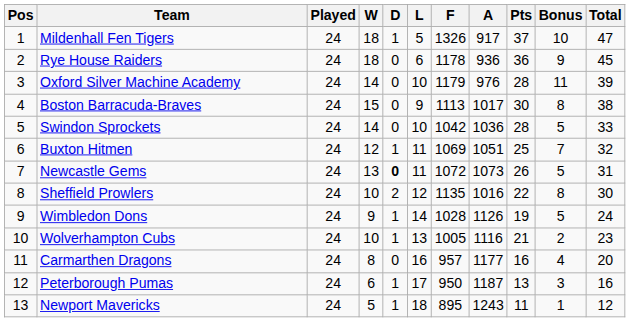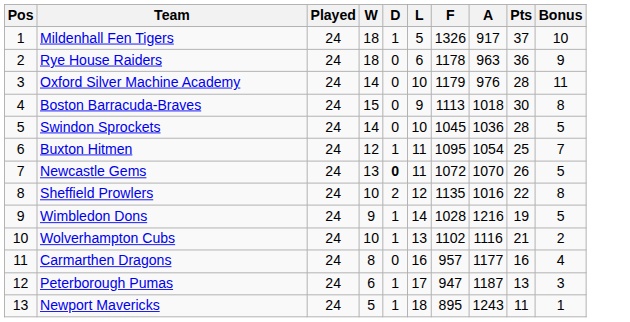- column: (605, 15)
(488, 60) 936 -> (488, 60) 963
(488, 104) 1017 -> (488, 104) 1018
(450, 127) 1042 -> (450, 127) 1045
(450, 149) 1069 -> (450, 149) 1095
(488, 149) 1051 -> (488, 149) 1054
(488, 171) 1073 -> (488, 171) 1070
(488, 216) 1126 -> (488, 216) 1216
(450, 238) 1005 -> (450, 238) 1102
(450, 283) 950 -> (450, 283) 947
